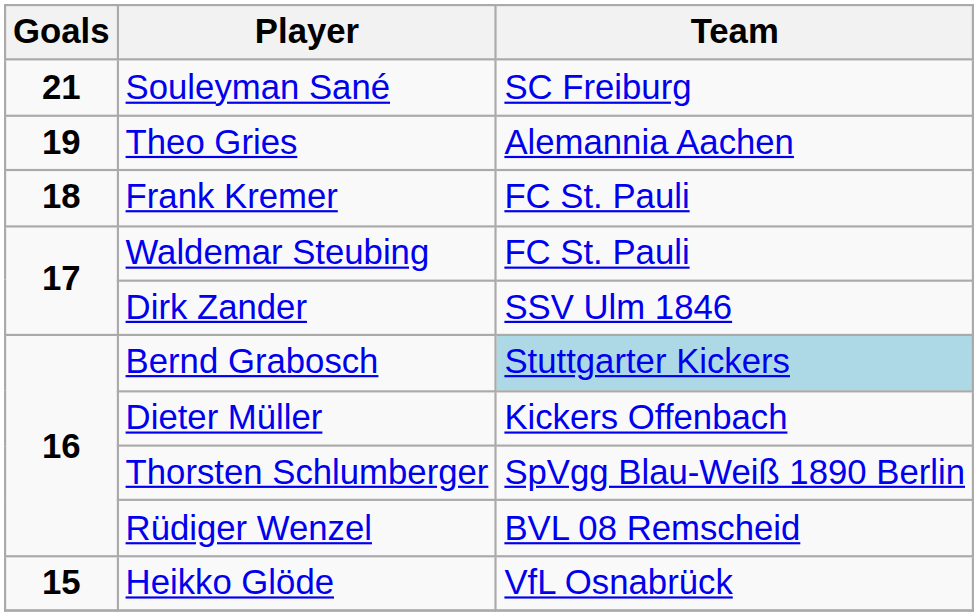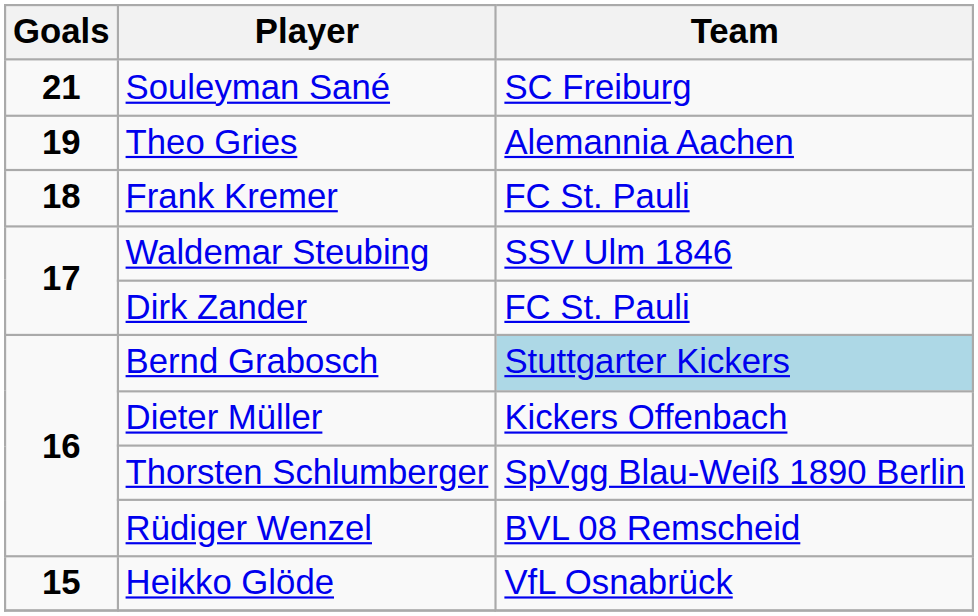(597, 252) FC St. Pauli -> (618, 252) SSV Ulm 1846
(618, 307) SSV Ulm 1846 -> (597, 307) FC St. Pauli
